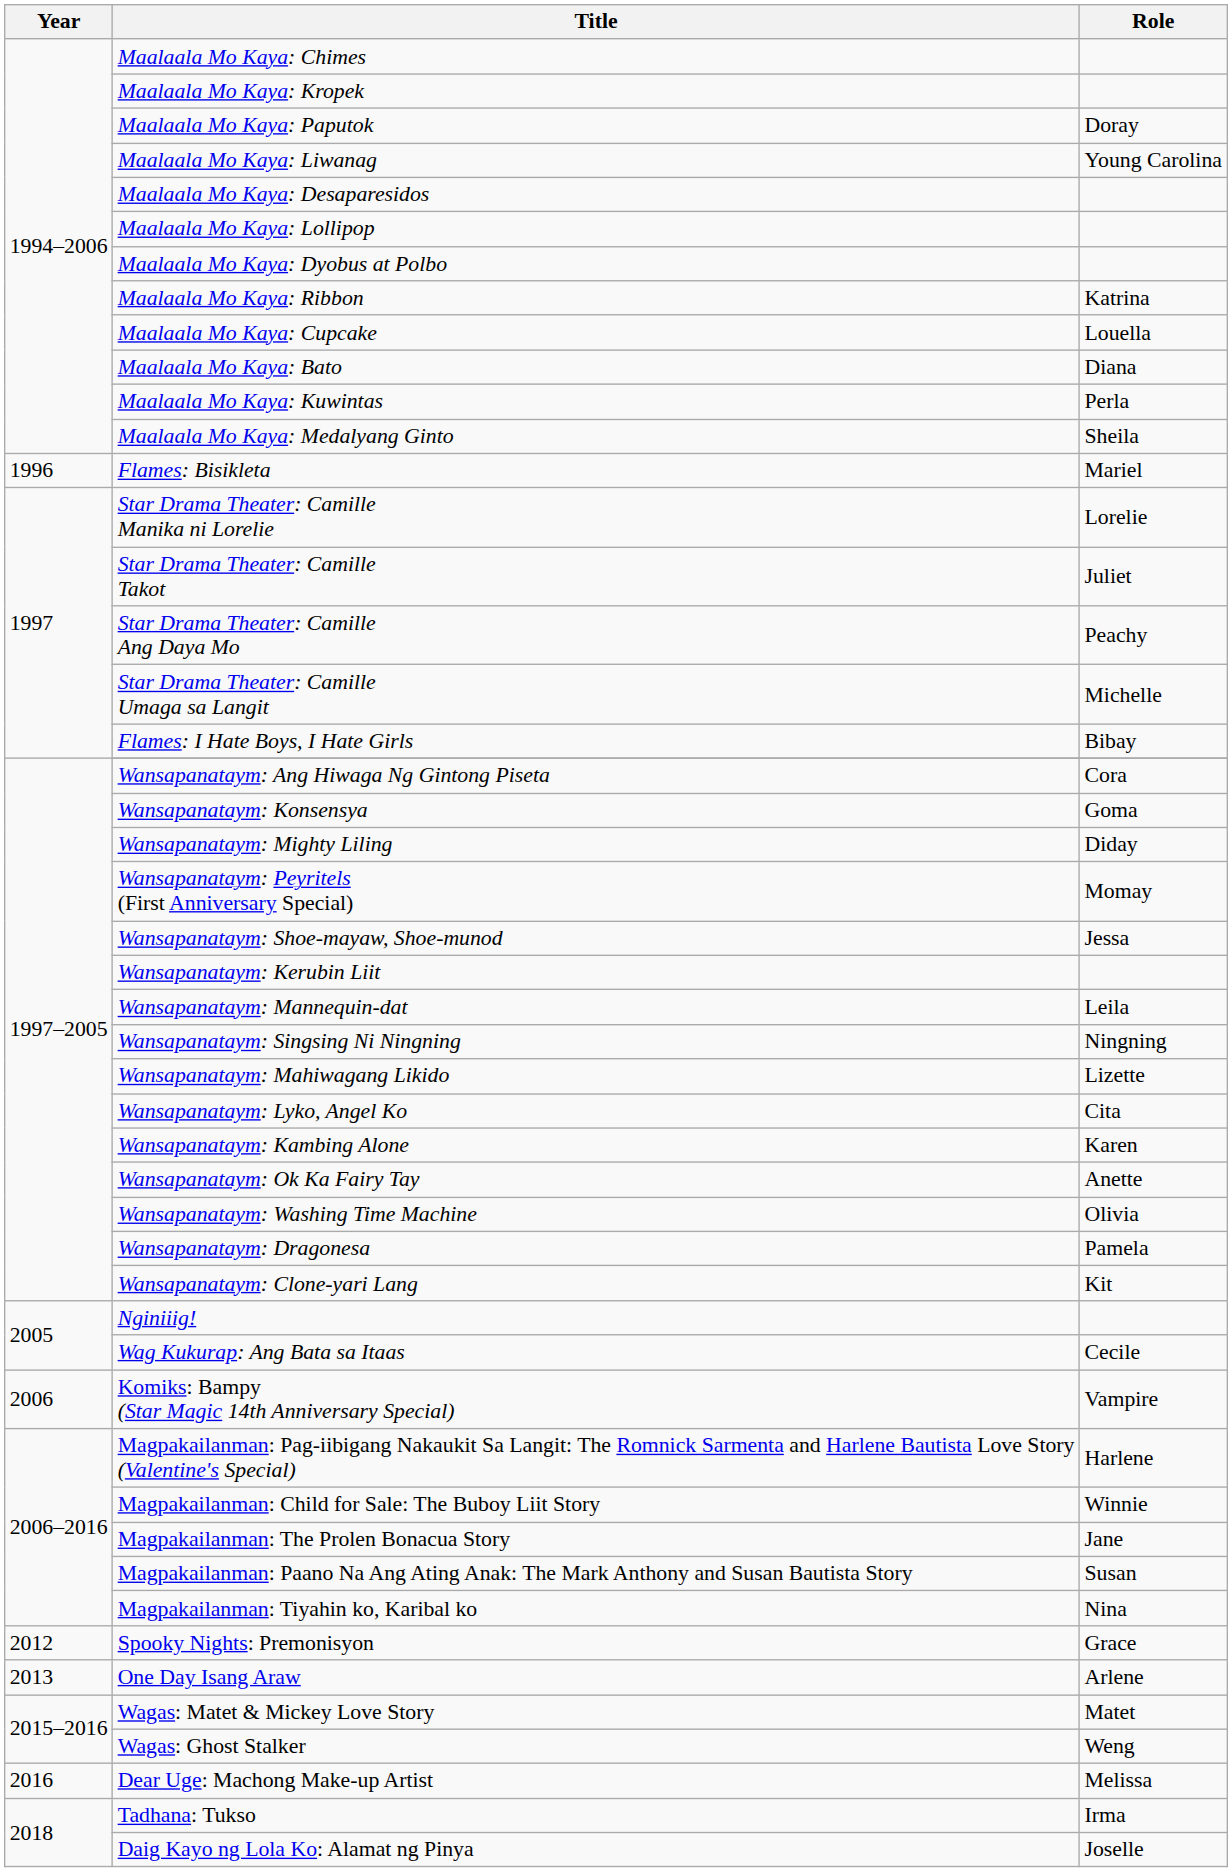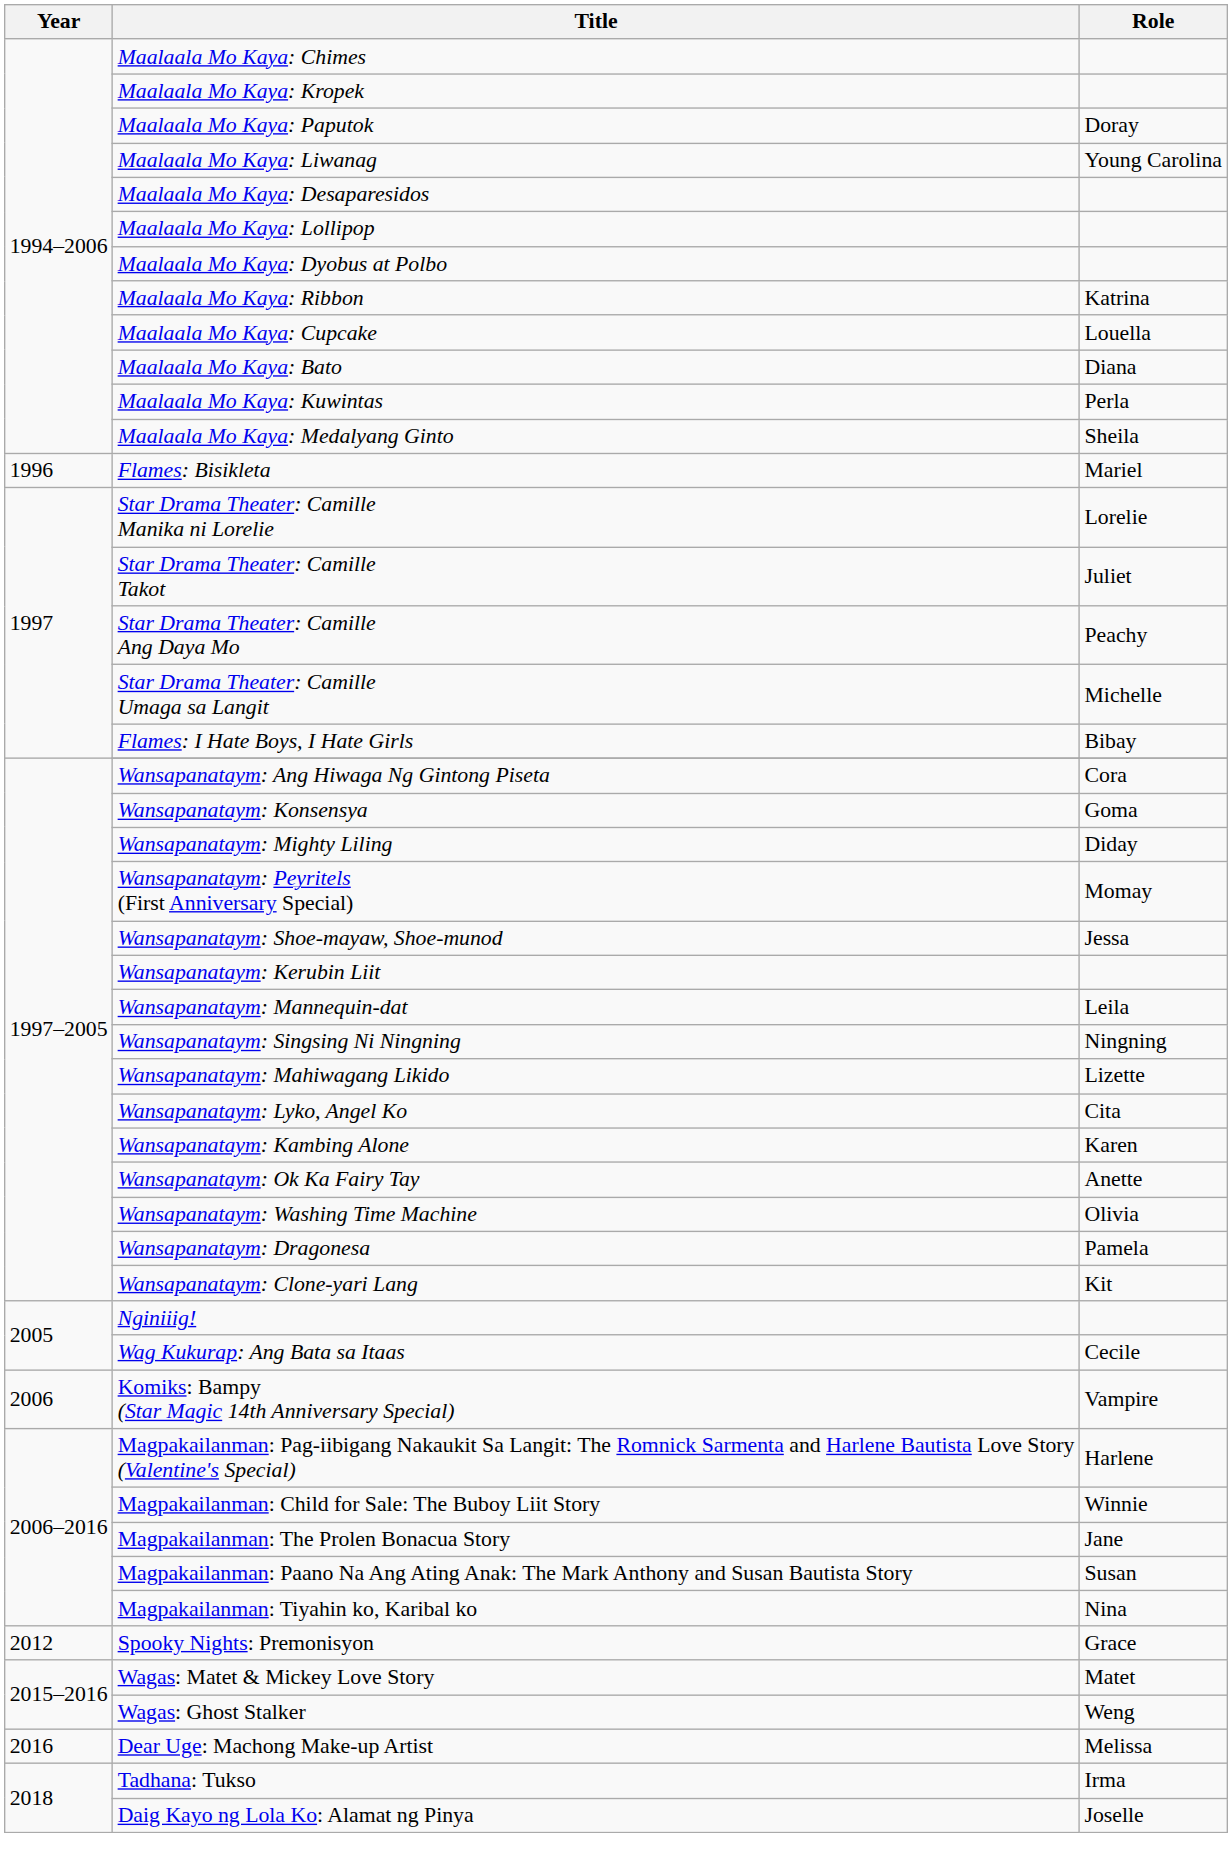- row: (209, 1677)
